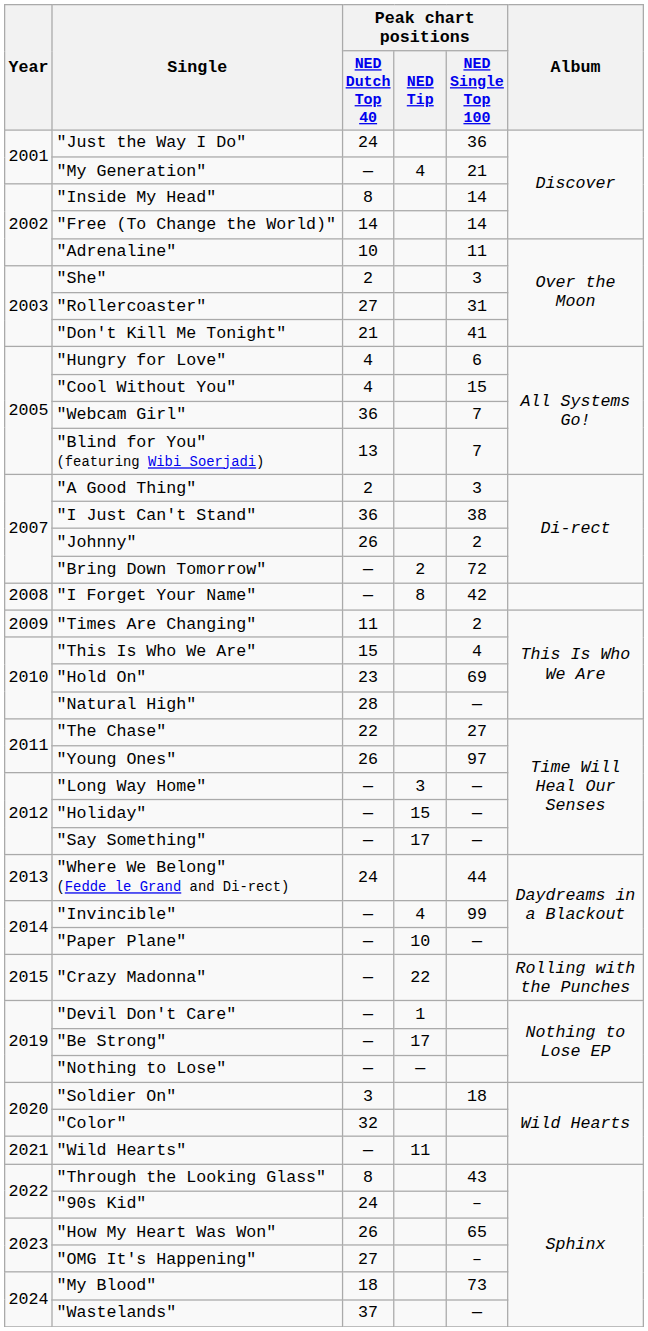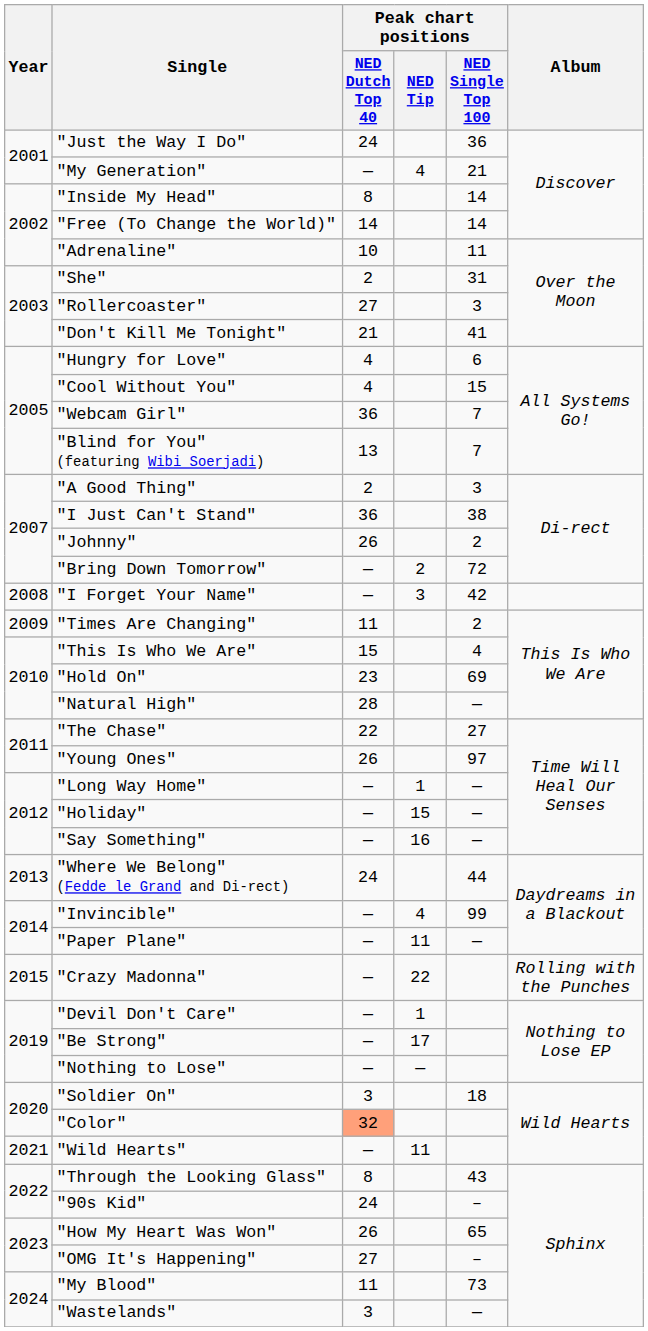(477, 279) 3 -> (477, 279) 31
(477, 306) 31 -> (477, 306) 3
(420, 597) 8 -> (420, 597) 3
(420, 786) 3 -> (420, 786) 1
(420, 841) 17 -> (420, 841) 16
(420, 941) 10 -> (420, 941) 11
(368, 1123) no background -> (368, 1123) lightsalmon background
(368, 1286) 18 -> (368, 1286) 11
(368, 1313) 37 -> (368, 1313) 3
